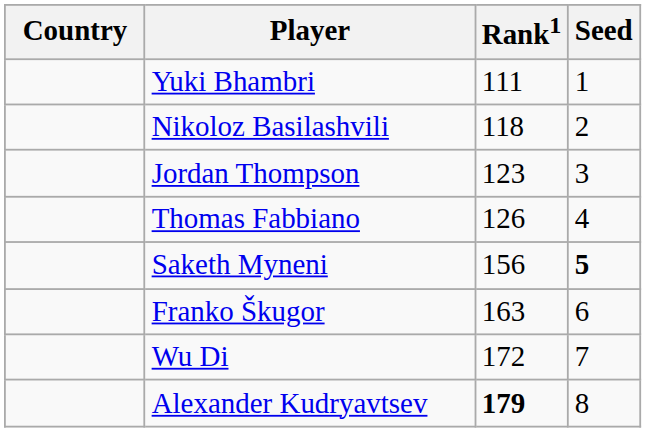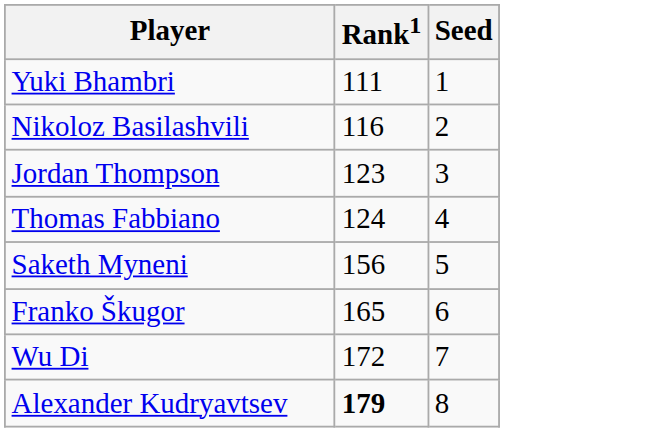- column: (75, 31)
(503, 127) 118 -> (363, 127) 116
(503, 219) 126 -> (363, 219) 124
(582, 264) bold -> (442, 264) normal
(503, 310) 163 -> (363, 310) 165
